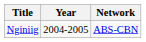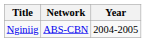columns swapped: (66, 12) <-> (116, 12)
